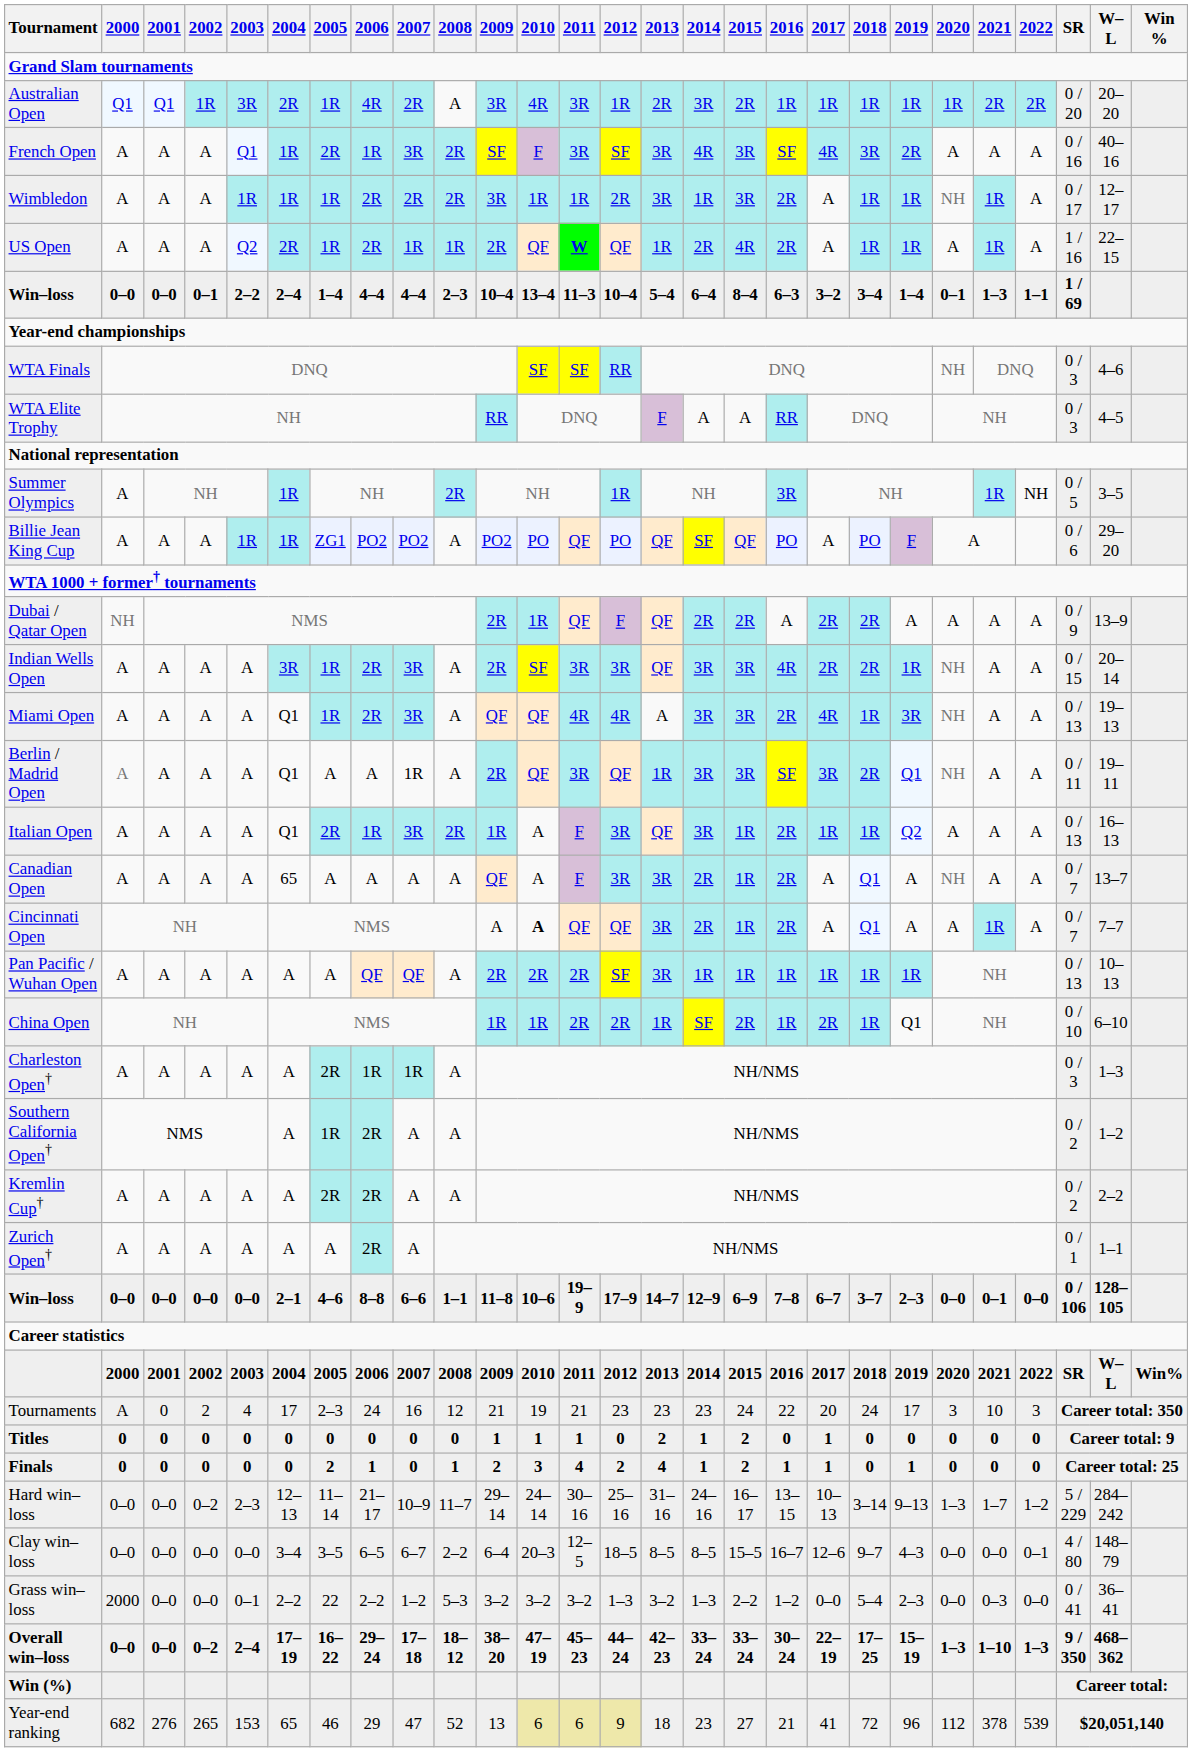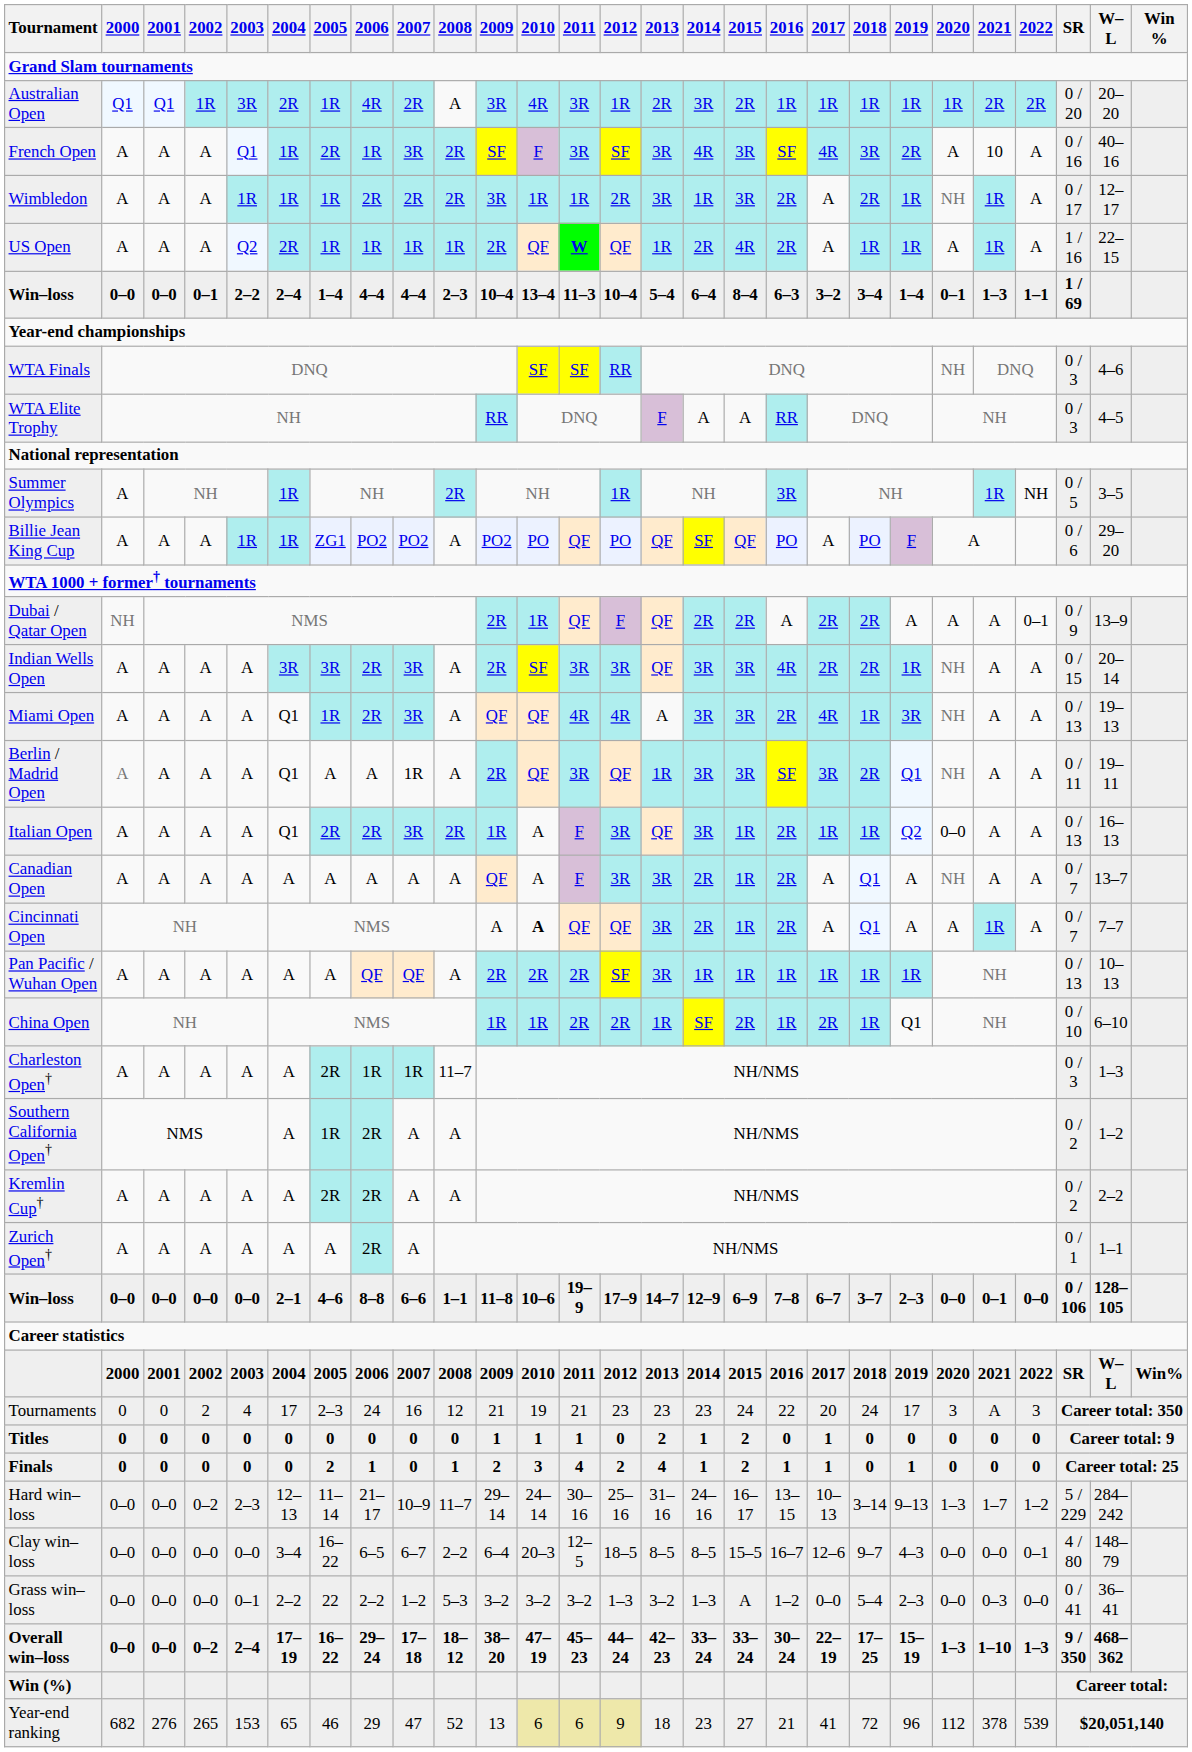(995, 151) A -> (995, 151) 10
(870, 199) 1R -> (870, 199) 2R
(372, 247) 2R -> (372, 247) 1R
(1036, 621) A -> (1036, 621) 0–1
(330, 668) 1R -> (330, 668) 3R
(372, 831) 1R -> (372, 831) 2R
(953, 831) A -> (953, 831) 0–0
(289, 879) 65 -> (289, 879) A
(455, 1072) A -> (455, 1072) 11–7
(122, 1411) A -> (122, 1411) 0
(995, 1411) 10 -> (995, 1411) A
(330, 1552) 3–5 -> (330, 1552) 16–22
(122, 1600) 2000 -> (122, 1600) 0–0
(745, 1600) 2–2 -> (745, 1600) A
